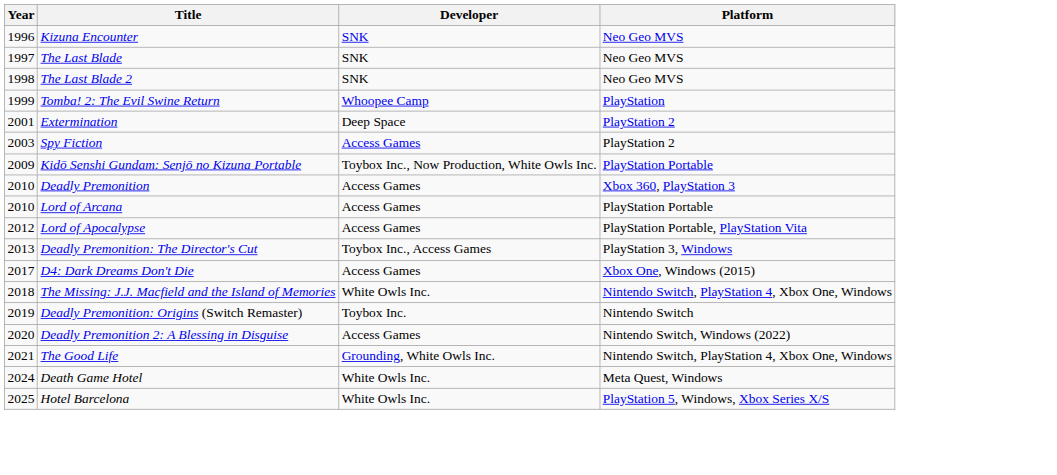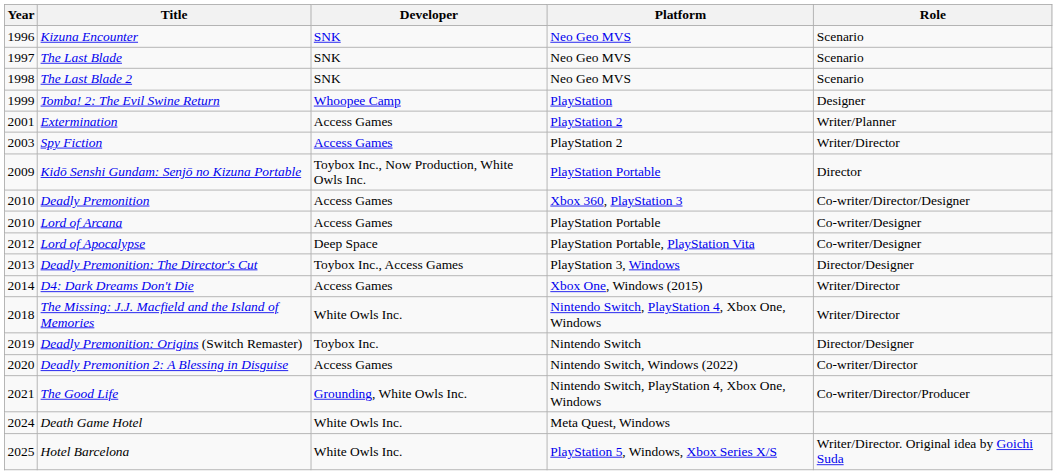+ column: (933, 15)
(374, 121) Deep Space -> (353, 121) Access Games
(381, 228) Access Games -> (346, 243) Deep Space
(21, 270) 2017 -> (21, 286) 2014
